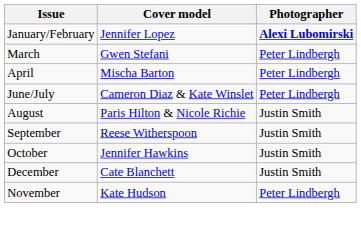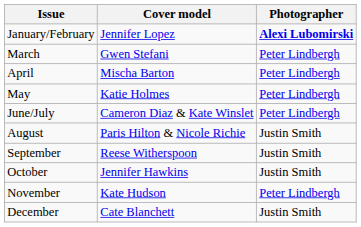+ row: (19, 93)
rows swapped: (34, 192) <-> (33, 172)
